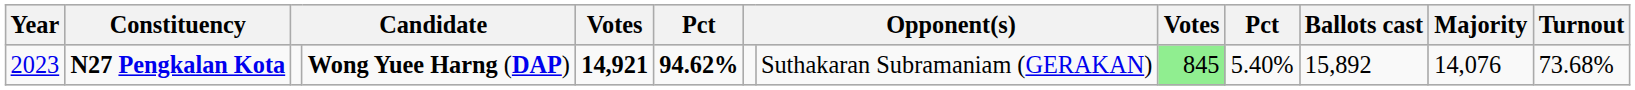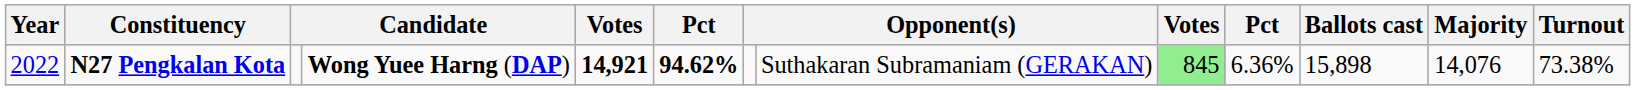(35, 64) 2023 -> (35, 64) 2022
(1262, 64) 5.40% -> (1262, 64) 6.36%
(1338, 64) 15,892 -> (1338, 64) 15,898
(1576, 64) 73.68% -> (1576, 64) 73.38%
